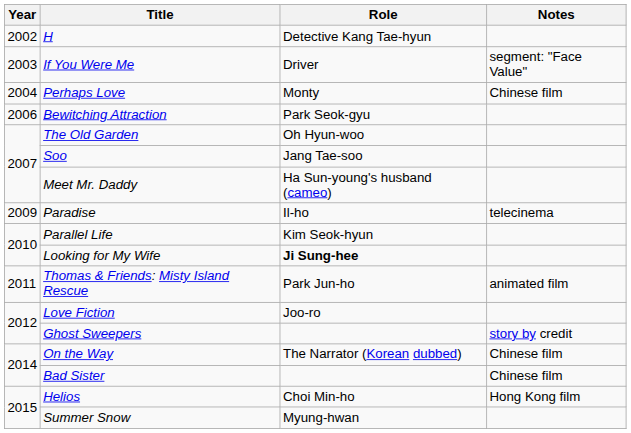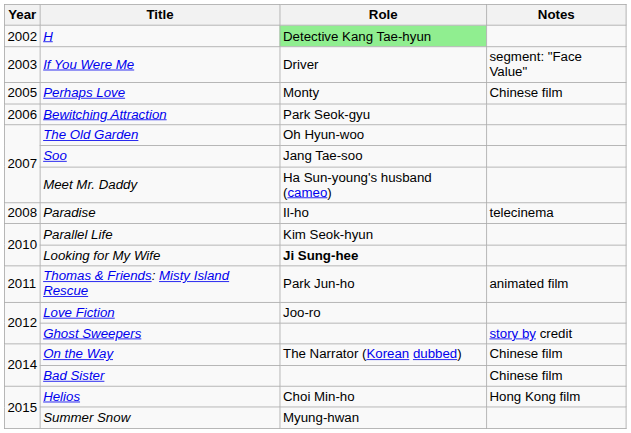(357, 36) no background -> (357, 36) lightgreen background
(22, 93) 2004 -> (22, 93) 2005
(22, 213) 2009 -> (22, 213) 2008
